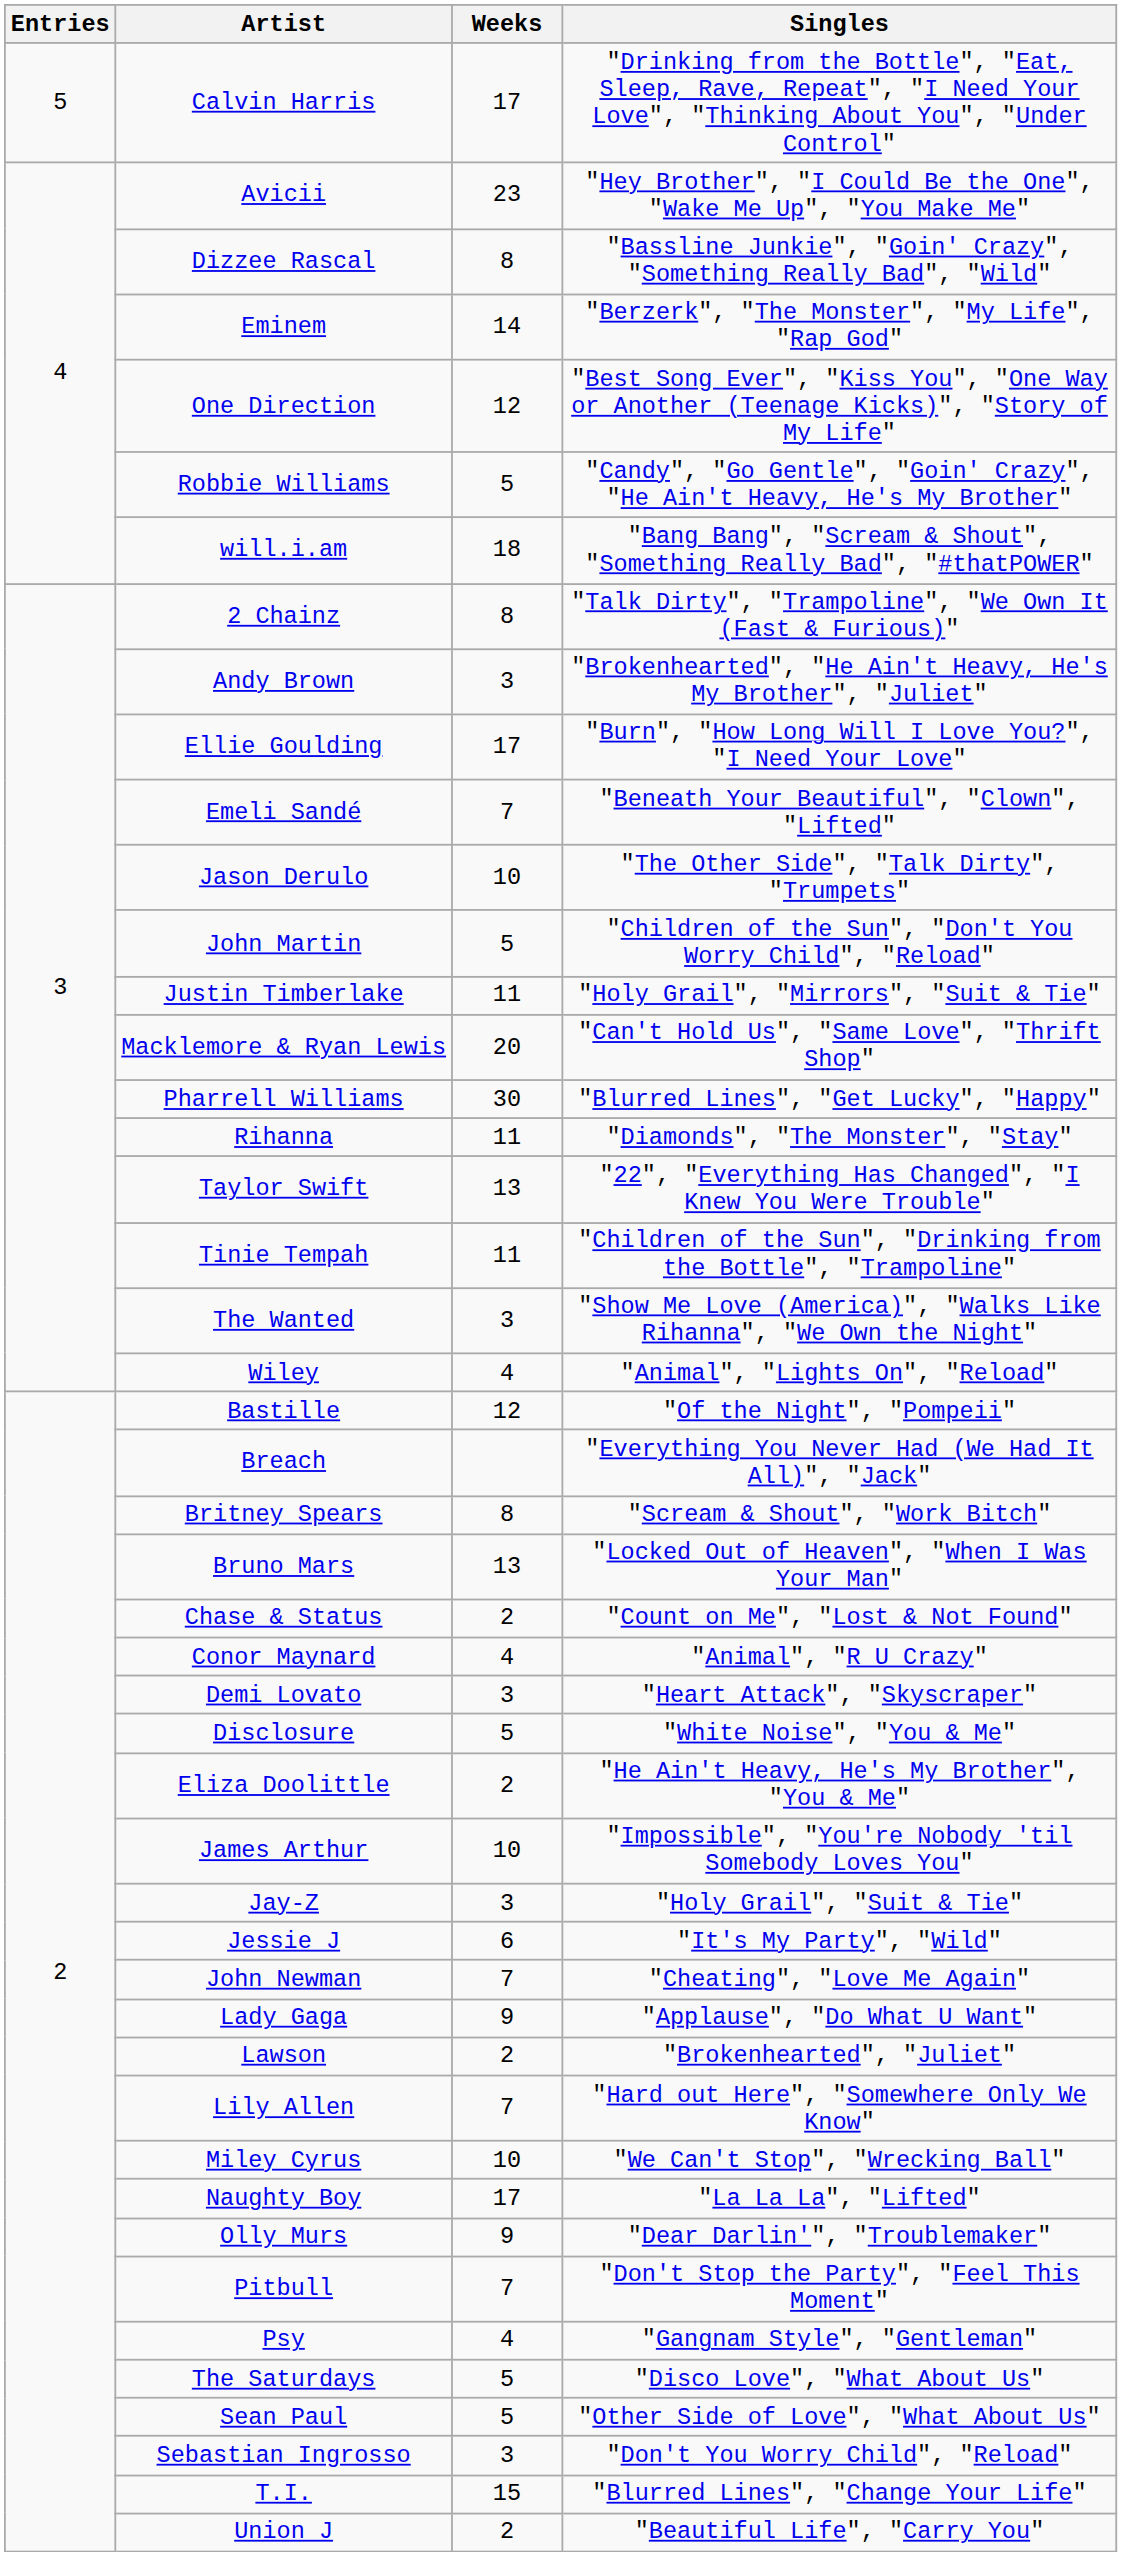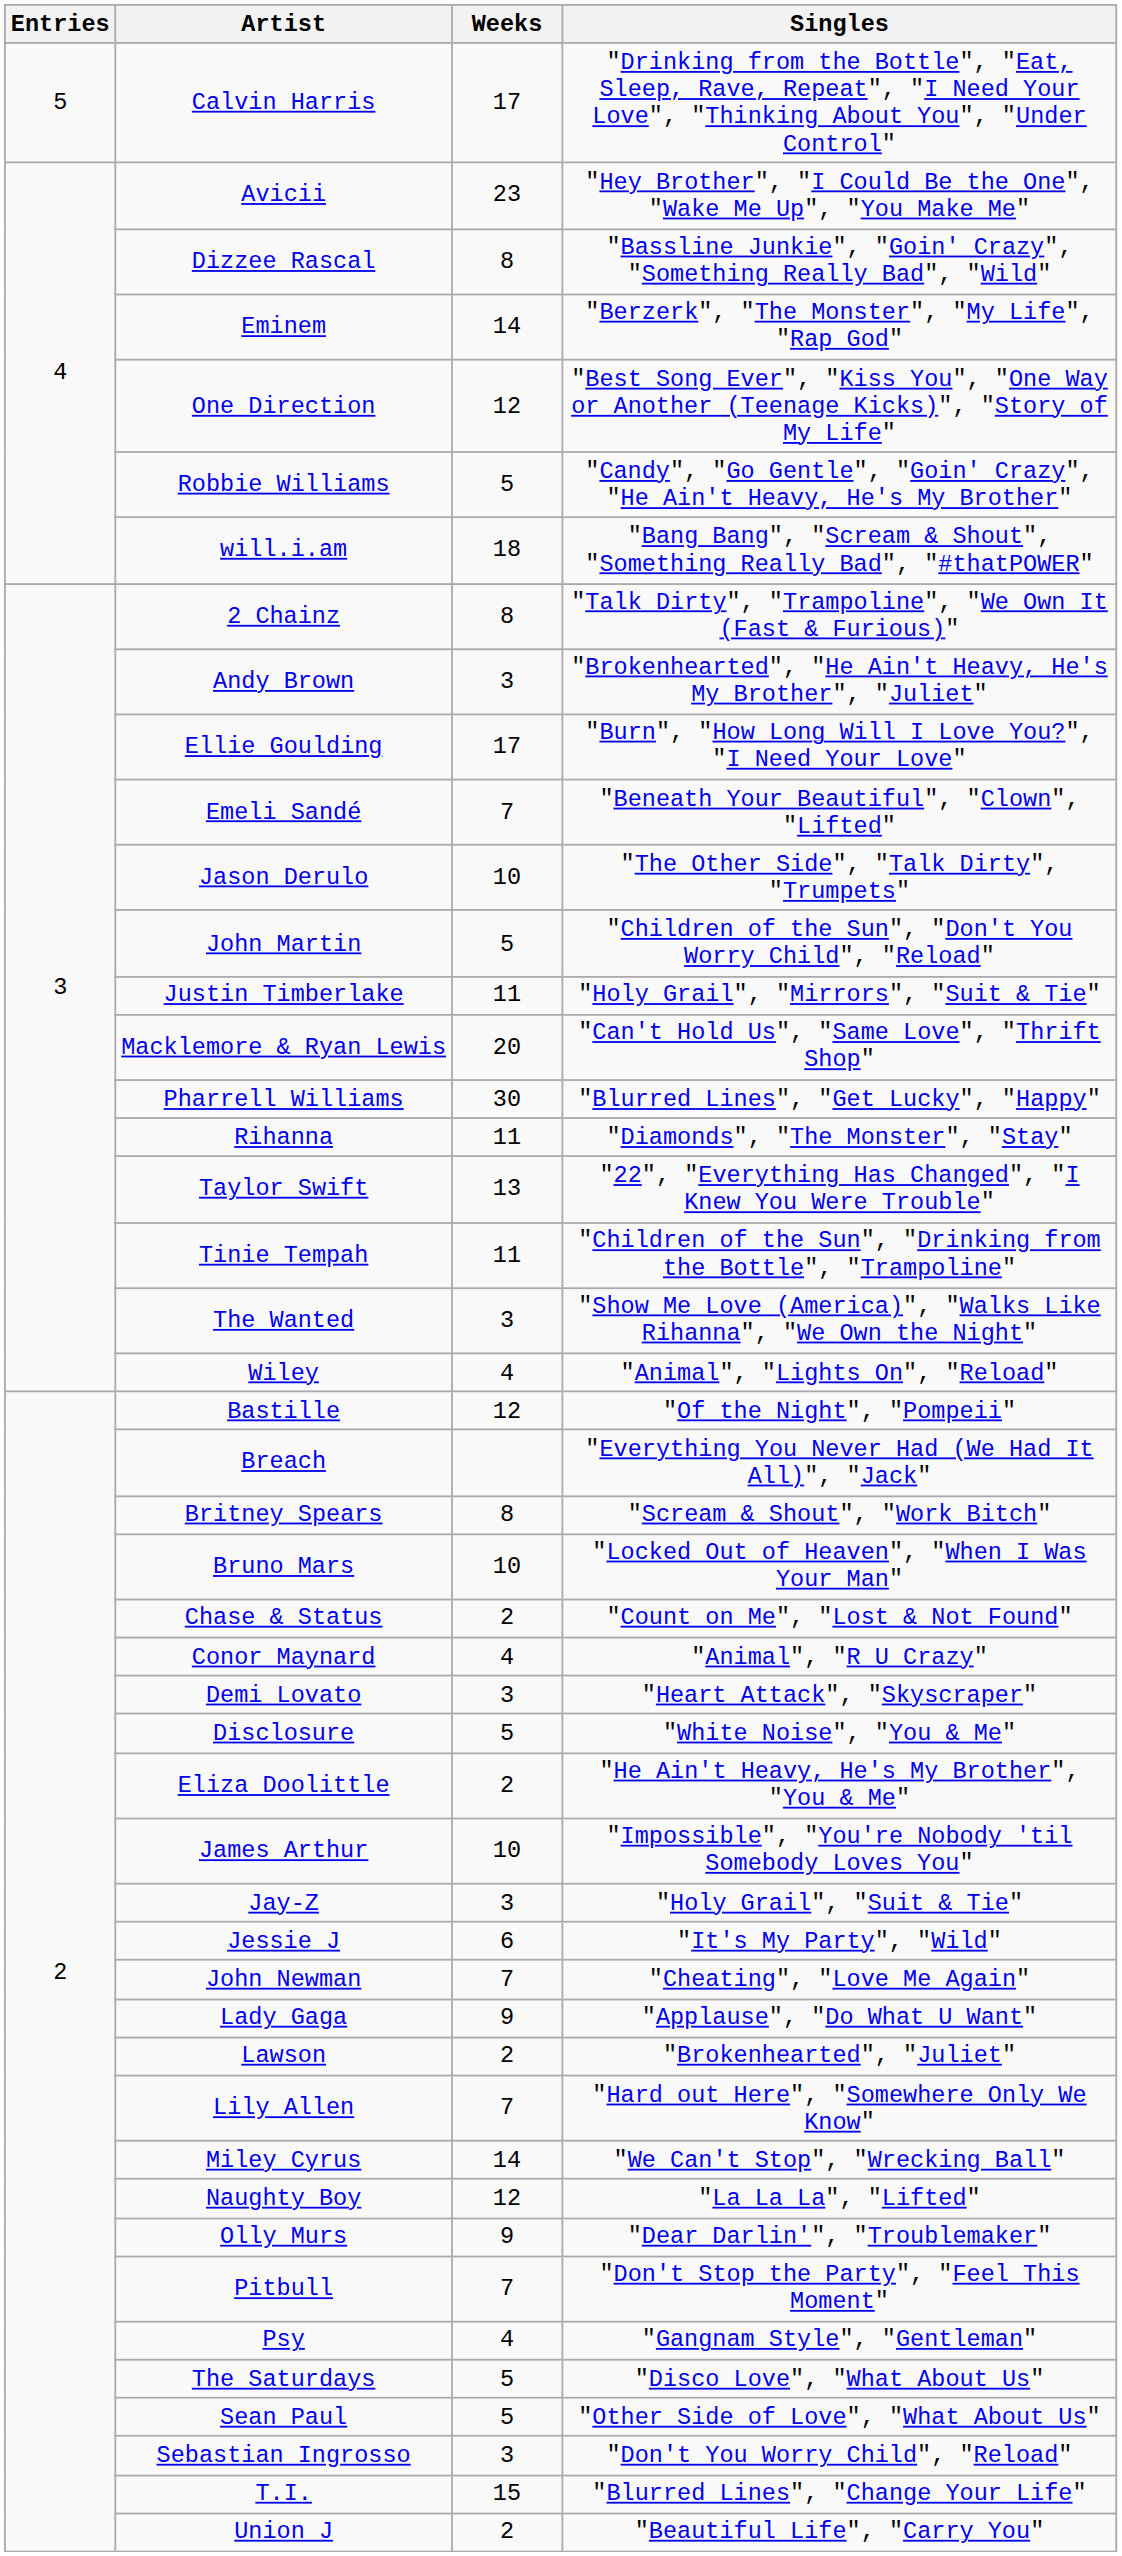(507, 1567) 13 -> (507, 1567) 10
(507, 2160) 10 -> (507, 2160) 14
(507, 2198) 17 -> (507, 2198) 12
